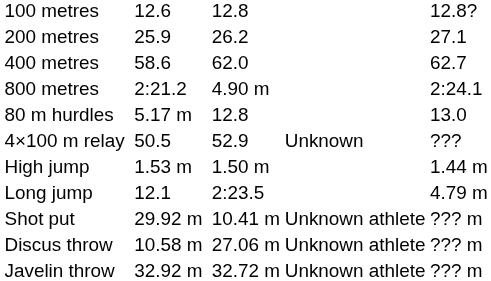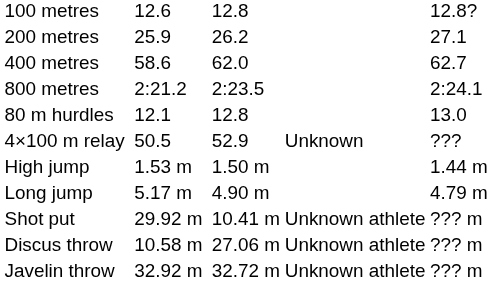(241, 88) 4.90 m -> (238, 88) 2:23.5
(163, 114) 5.17 m -> (153, 114) 12.1
(153, 192) 12.1 -> (163, 192) 5.17 m
(238, 192) 2:23.5 -> (241, 192) 4.90 m
